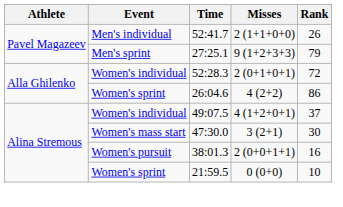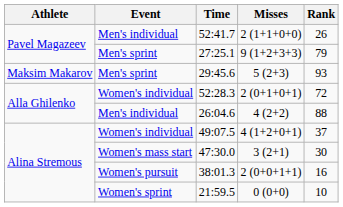+ row: (217, 73)
(128, 93) Women's sprint -> (138, 113) Men's individual
(314, 93) 86 -> (321, 113) 88
